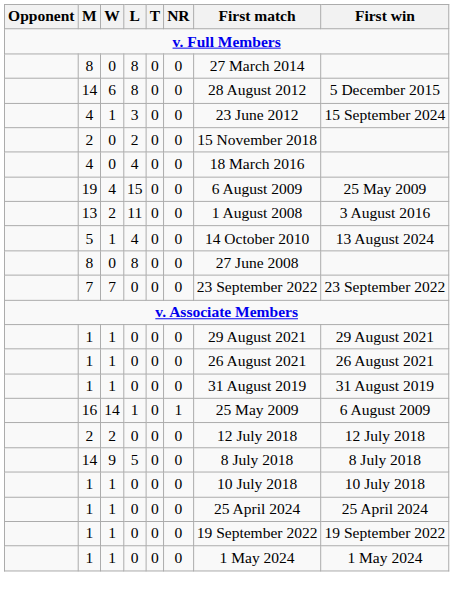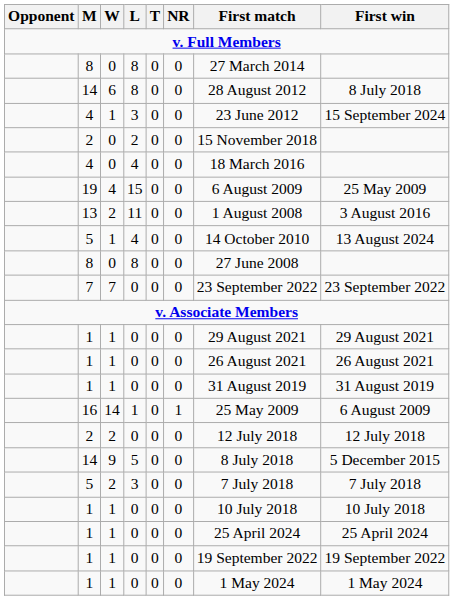(385, 90) 5 December 2015 -> (385, 90) 8 July 2018
(385, 459) 8 July 2018 -> (385, 459) 5 December 2015
+ row: (89, 484)
